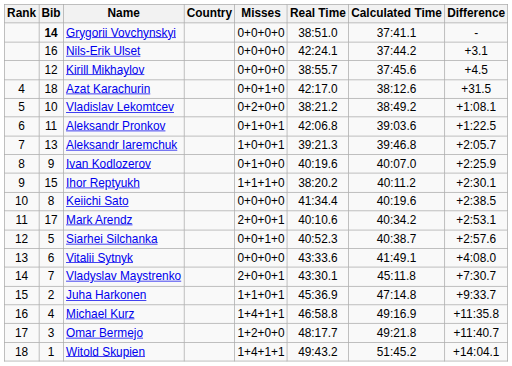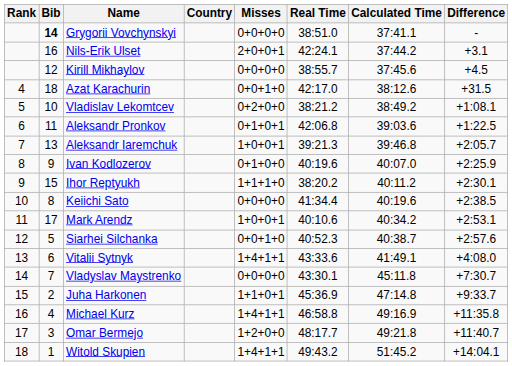(261, 51) 0+0+0+0 -> (261, 51) 2+0+0+1
(261, 220) 2+0+0+1 -> (261, 220) 1+0+0+1
(261, 257) 0+0+0+0 -> (261, 257) 1+4+1+1
(261, 276) 2+0+0+1 -> (261, 276) 0+0+0+0
